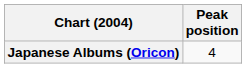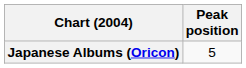(212, 52) 4 -> (212, 52) 5
